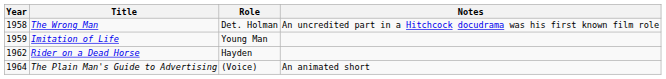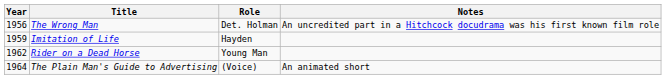(17, 25) 1958 -> (17, 25) 1956
(244, 39) Young Man -> (237, 39) Hayden
(237, 53) Hayden -> (244, 53) Young Man
